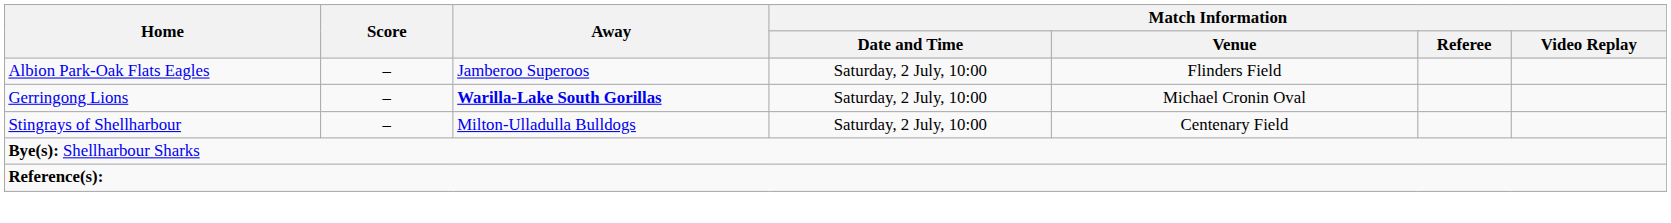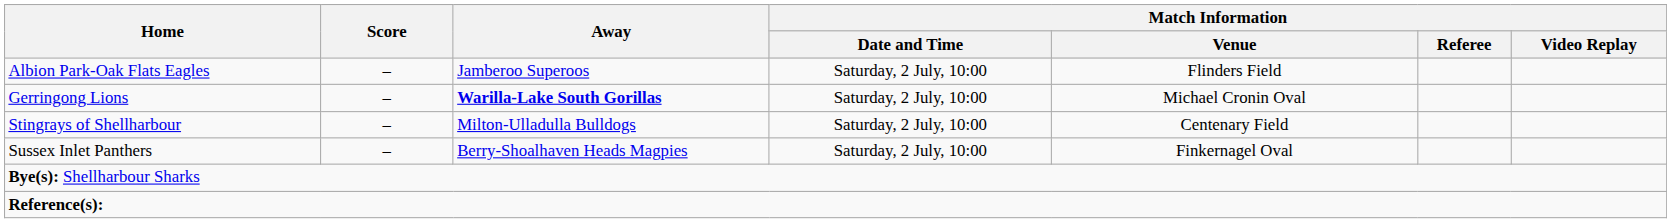+ row: (80, 151)
